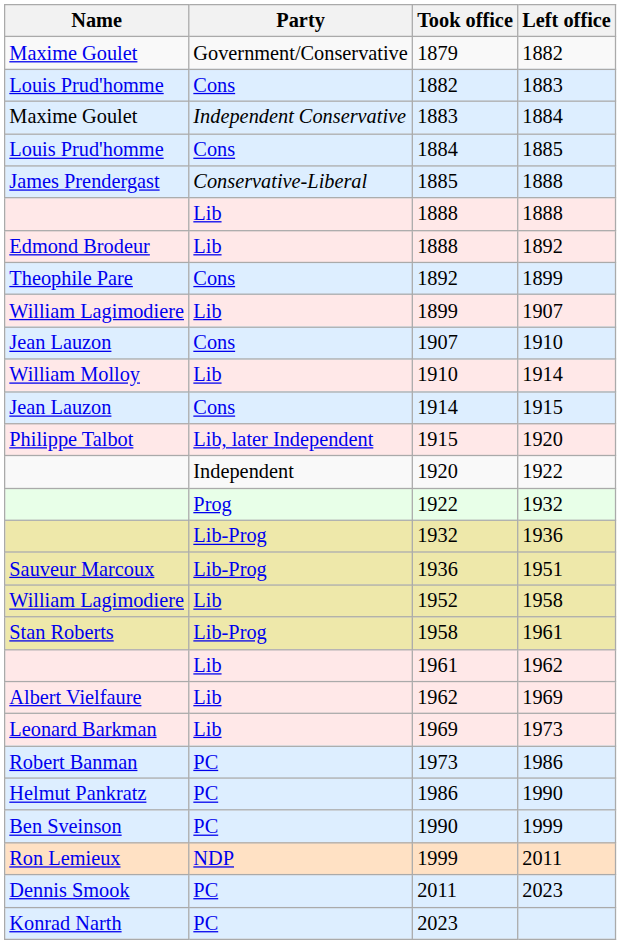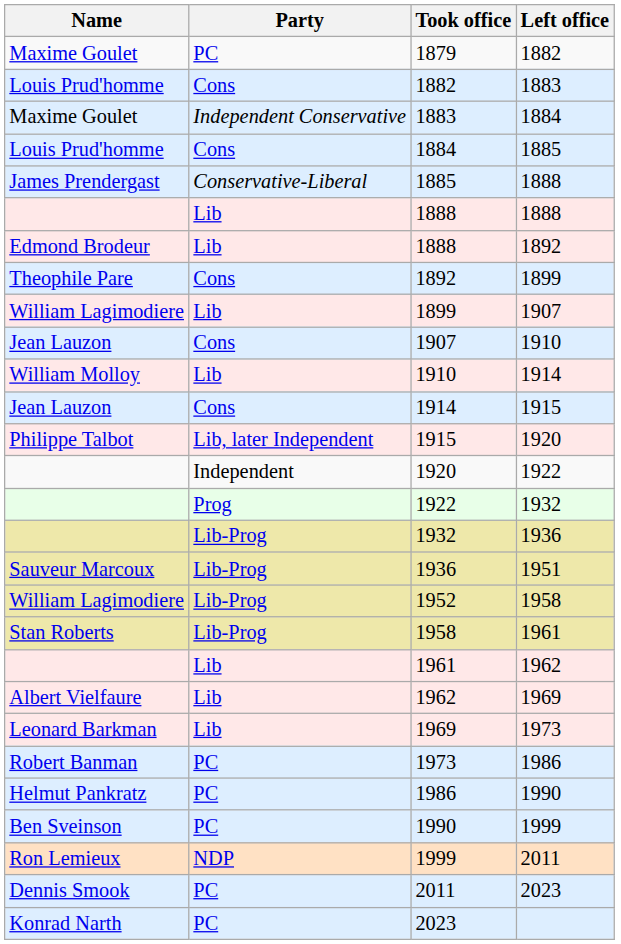(301, 52) Government/Conservative -> (206, 52) PC
(207, 600) Lib -> (230, 600) Lib-Prog
